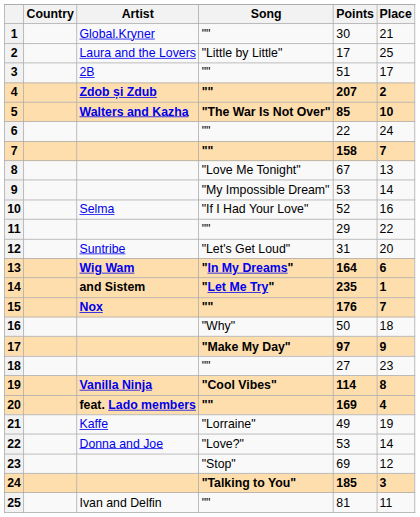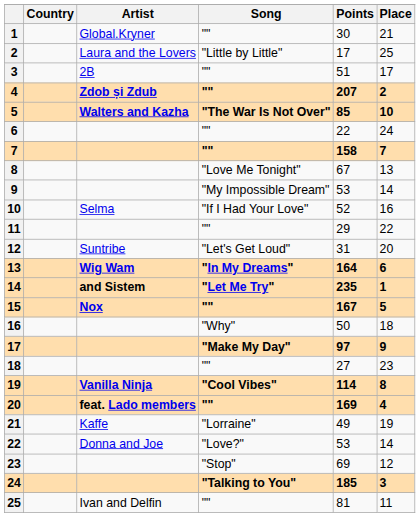(347, 307) 176 -> (347, 307) 167
(383, 307) 7 -> (383, 307) 5
